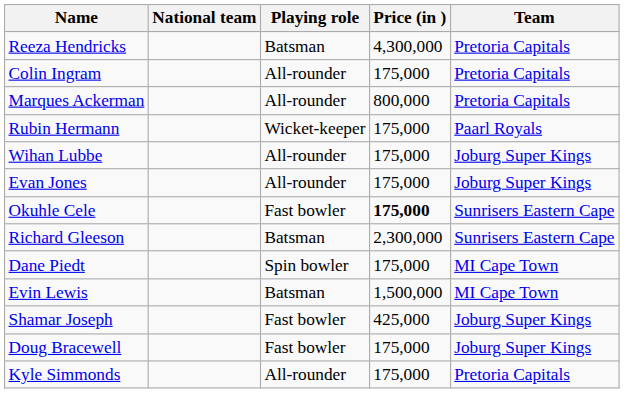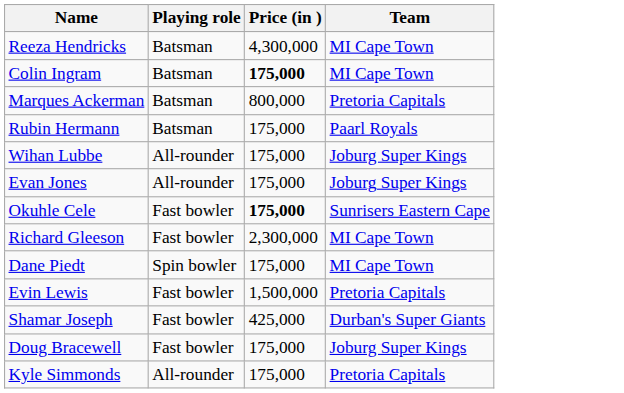- column: (204, 18)
(512, 45) Pretoria Capitals -> (382, 45) MI Cape Town
(305, 73) All-rounder -> (183, 73) Batsman
(401, 73) normal -> (277, 73) bold
(512, 73) Pretoria Capitals -> (382, 73) MI Cape Town
(305, 100) All-rounder -> (183, 100) Batsman
(315, 127) Wicket-keeper -> (183, 127) Batsman
(295, 237) Batsman -> (193, 237) Fast bowler
(534, 237) Sunrisers Eastern Cape -> (382, 237) MI Cape Town
(295, 292) Batsman -> (193, 292) Fast bowler
(506, 292) MI Cape Town -> (387, 292) Pretoria Capitals
(523, 319) Joburg Super Kings -> (407, 319) Durban's Super Giants
